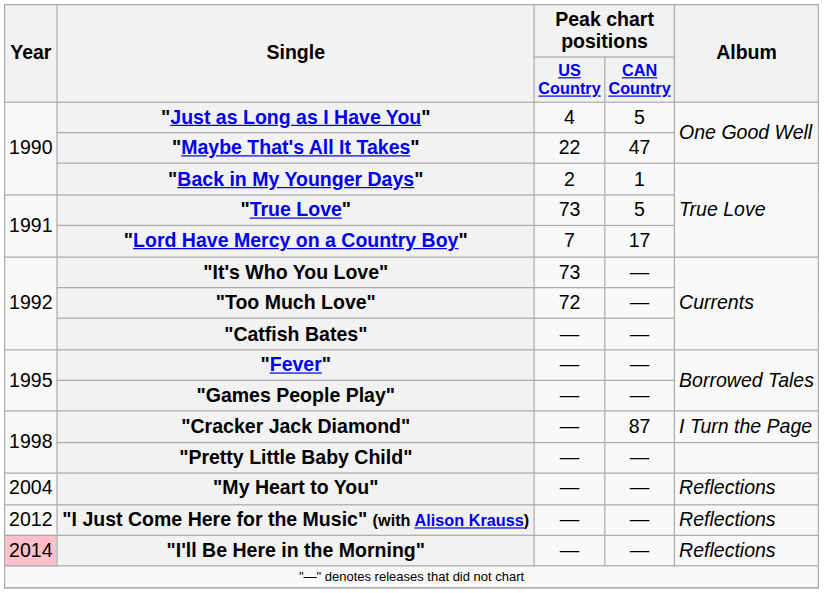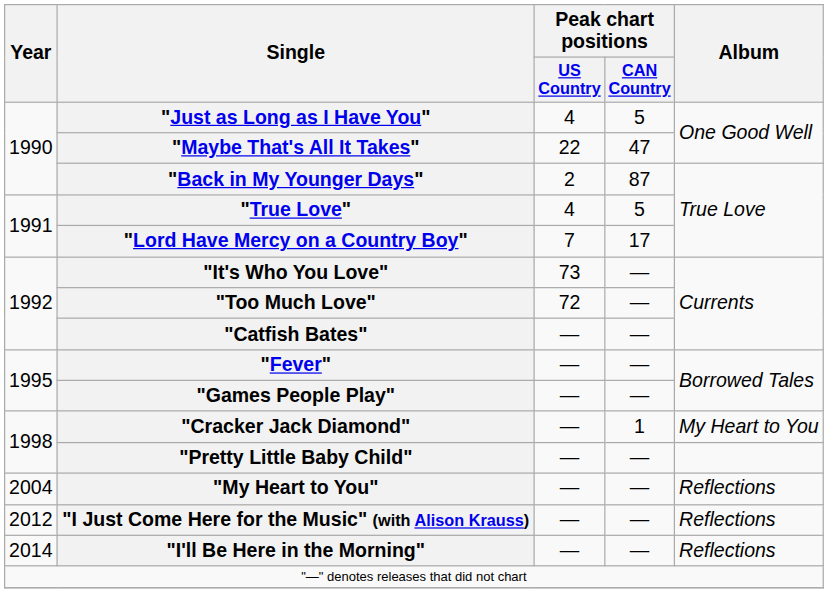(640, 179) 1 -> (640, 179) 87
(570, 210) 73 -> (570, 210) 4
(640, 426) 87 -> (640, 426) 1
(746, 426) I Turn the Page -> (749, 426) My Heart to You
(31, 550) pink background -> (31, 550) no background
